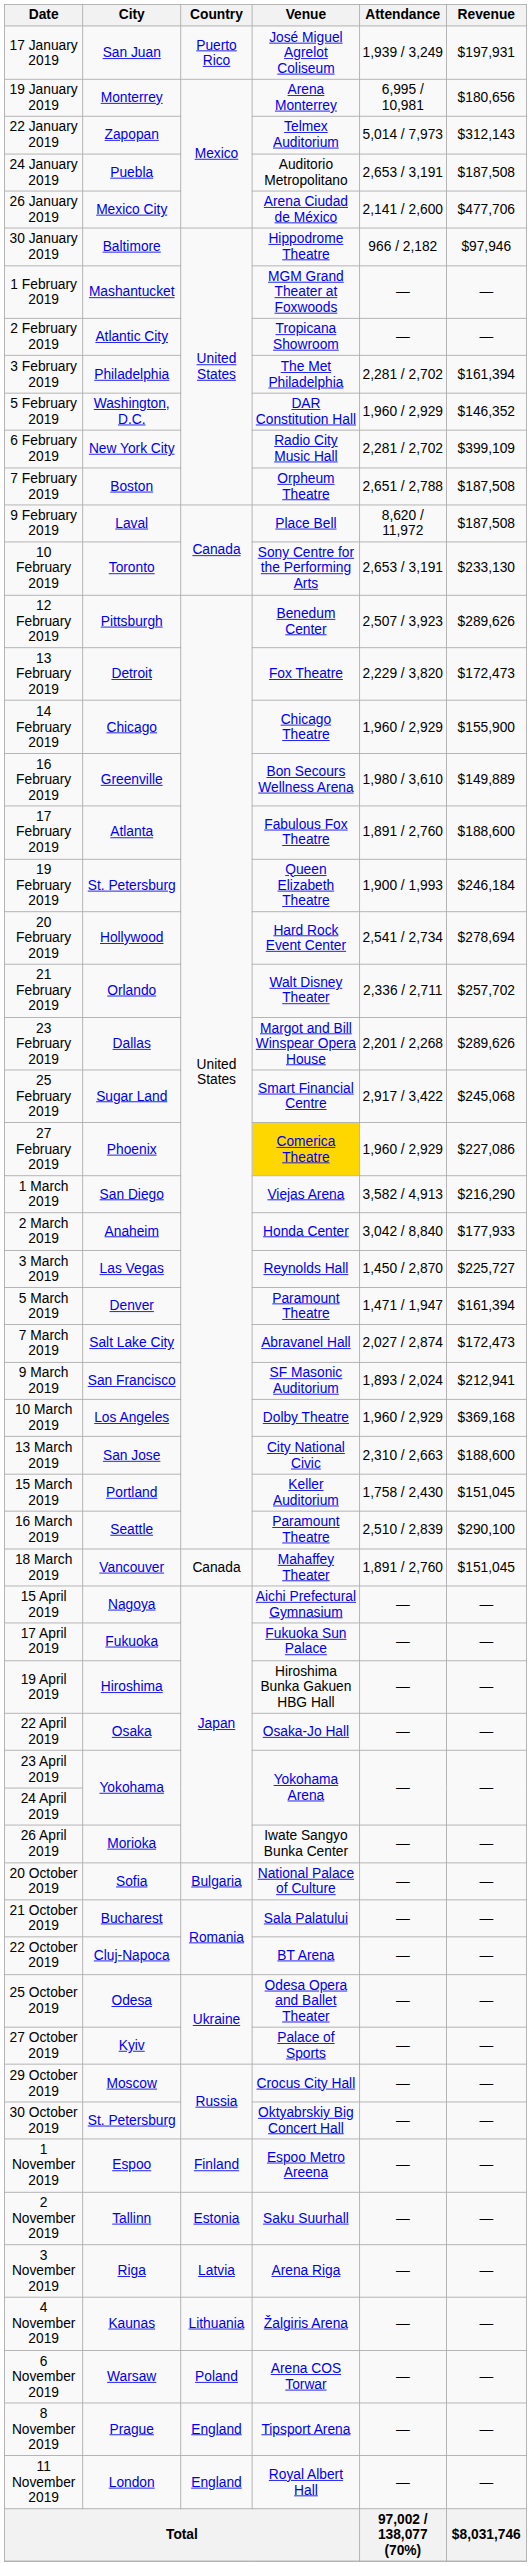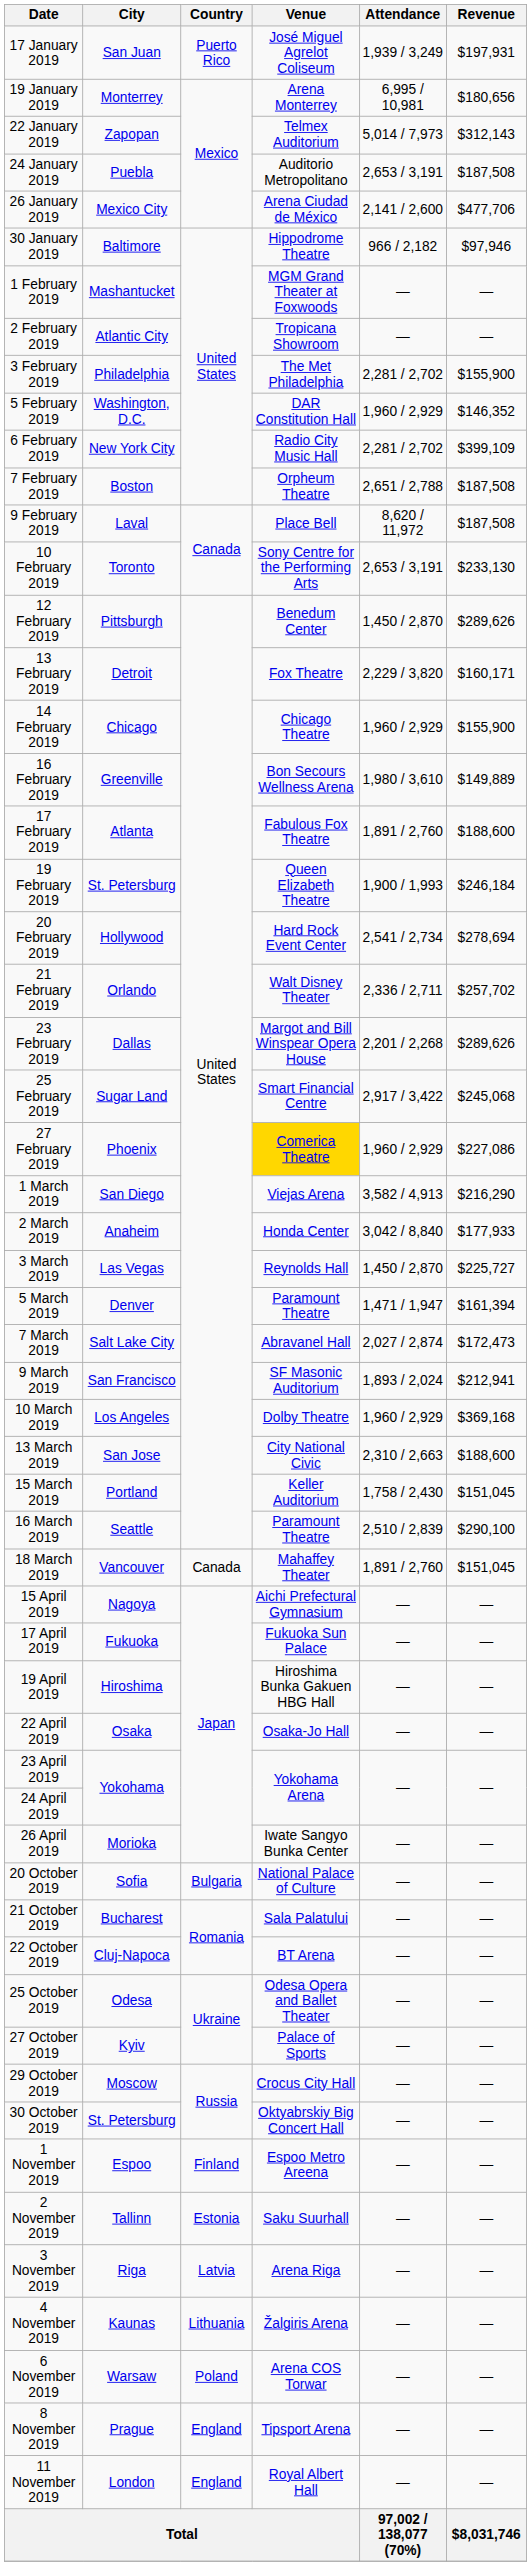(486, 374) $161,394 -> (486, 374) $155,900
(403, 621) 2,507 / 3,923 -> (403, 621) 1,450 / 2,870
(486, 674) $172,473 -> (486, 674) $160,171
